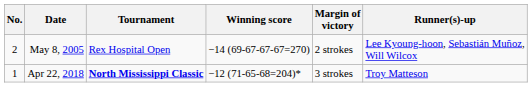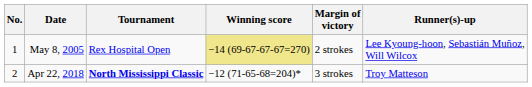(15, 49) 2 -> (15, 49) 1
(259, 49) no background -> (259, 49) khaki background
(15, 73) 1 -> (15, 73) 2
